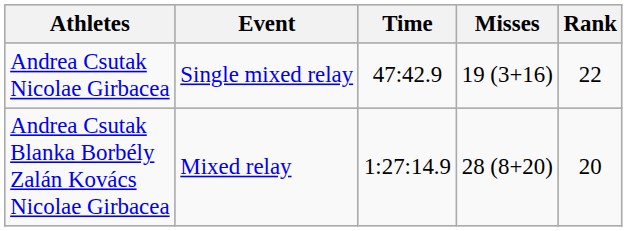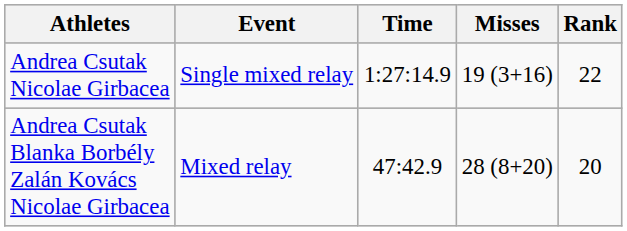(407, 75) 47:42.9 -> (407, 75) 1:27:14.9
(407, 166) 1:27:14.9 -> (407, 166) 47:42.9
